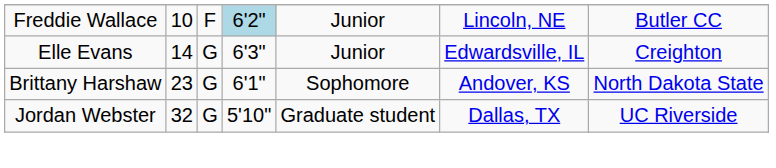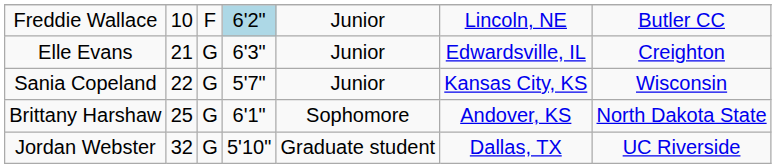(182, 52) 14 -> (182, 52) 21
+ row: (85, 83)
(182, 83) 23 -> (182, 115) 25
